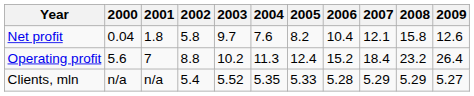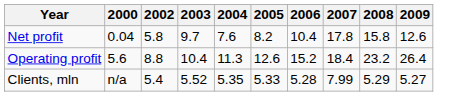- column: (159, 15)
(376, 36) 12.1 -> (340, 36) 17.8
(230, 58) 10.2 -> (194, 58) 10.4
(303, 58) 12.4 -> (267, 58) 12.6
(376, 79) 5.29 -> (340, 79) 7.99
